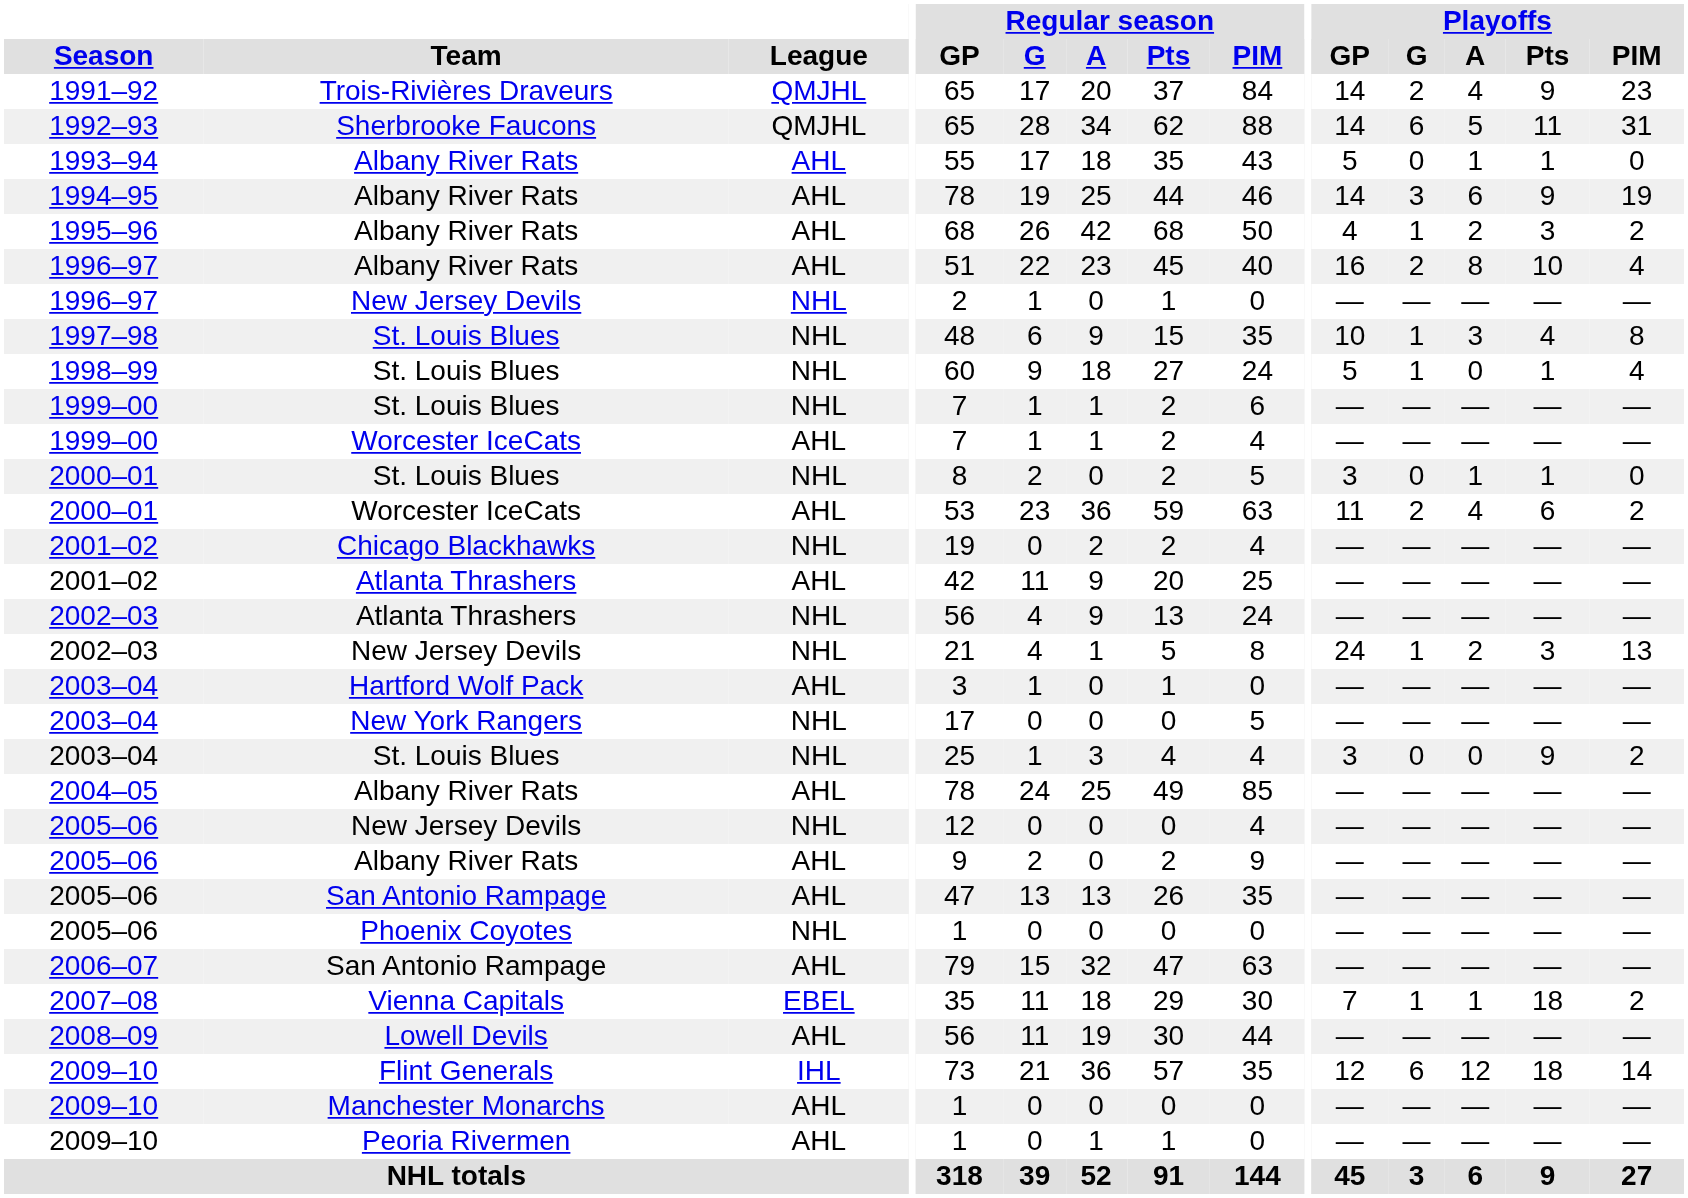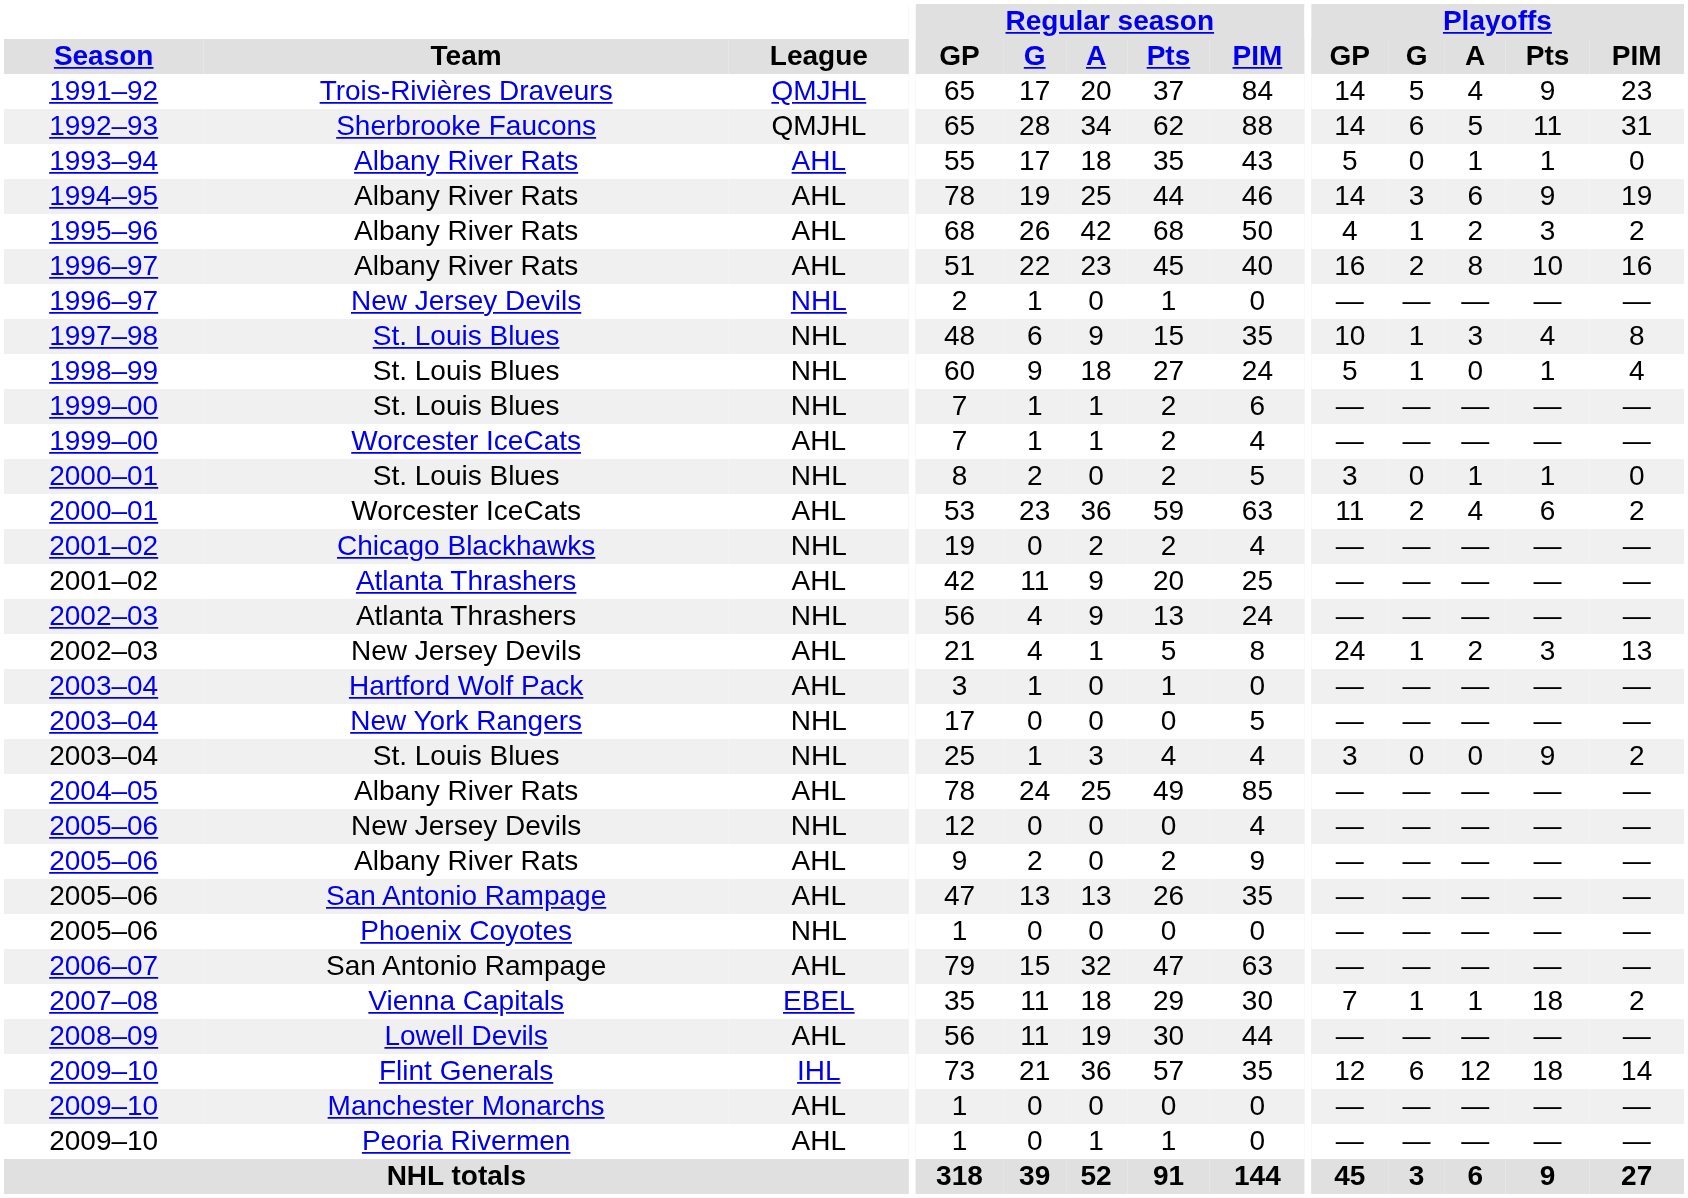(1417, 91) 2 -> (1417, 91) 5
(1637, 266) 4 -> (1637, 266) 16
(819, 651) NHL -> (819, 651) AHL
